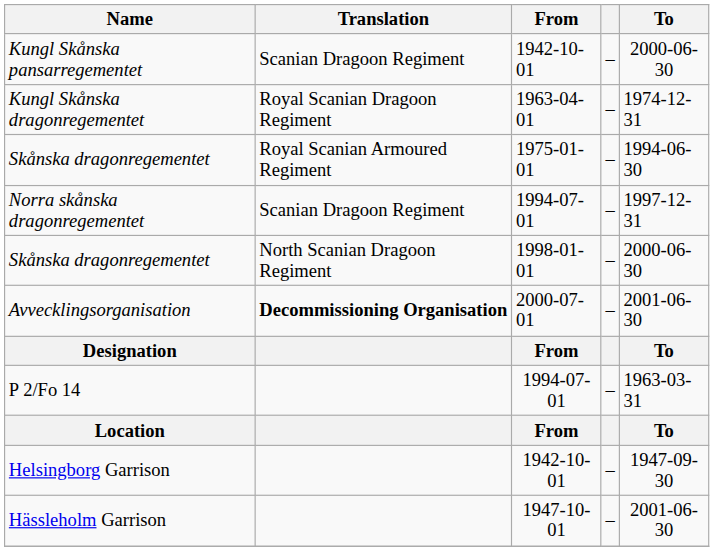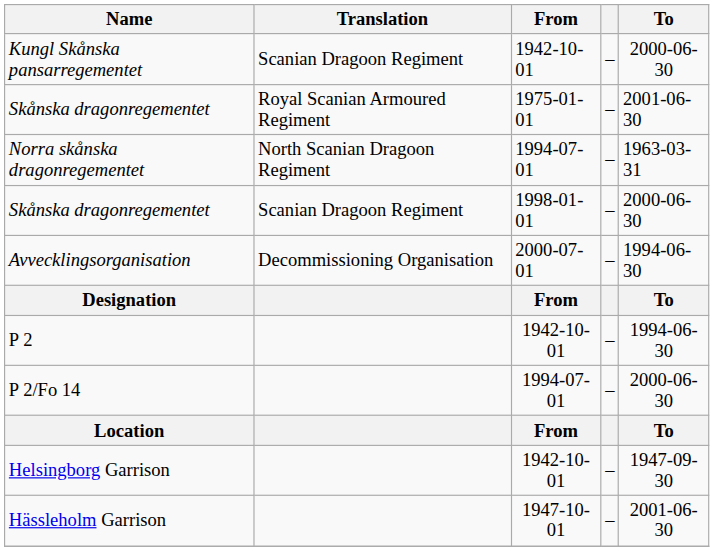- row: (77, 109)
(657, 159) 1994-06-30 -> (657, 109) 2001-06-30
(362, 210) Scanian Dragoon Regiment -> (346, 159) North Scanian Dragoon Regiment
(657, 210) 1997-12-31 -> (657, 159) 1963-03-31
(347, 260) North Scanian Dragoon Regiment -> (361, 210) Scanian Dragoon Regiment
(383, 310) bold -> (376, 260) normal
(657, 310) 2001-06-30 -> (657, 260) 1994-06-30
+ row: (21, 340)
(657, 390) 1963-03-31 -> (664, 390) 2000-06-30
